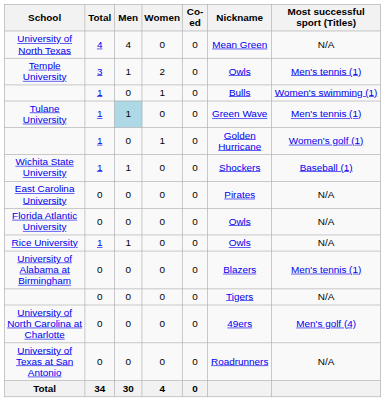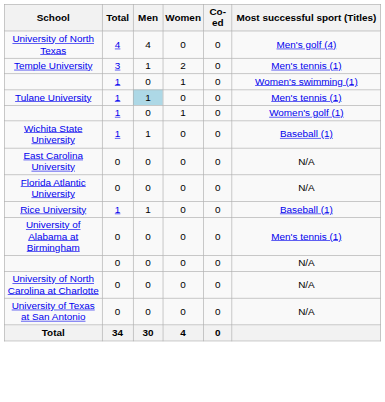- column: (240, 17)
(326, 44) N/A -> (306, 44) Men's golf (4)
(326, 243) N/A -> (306, 209) Baseball (1)
(326, 323) Men's golf (4) -> (306, 284) N/A
